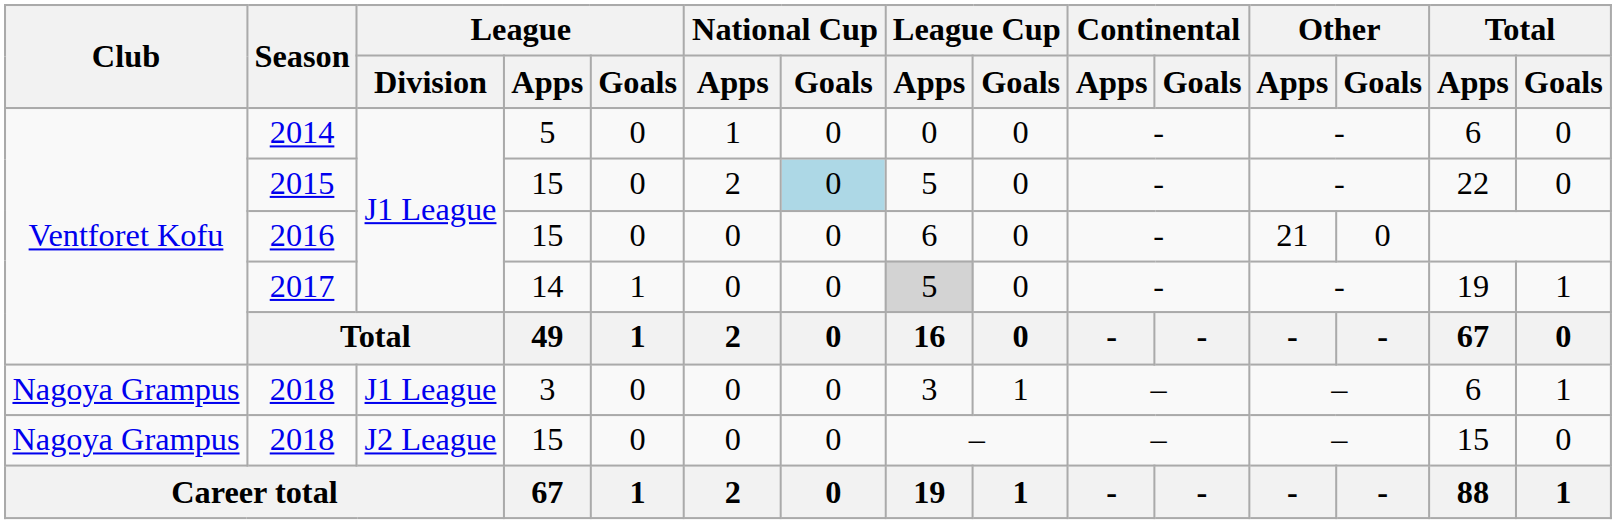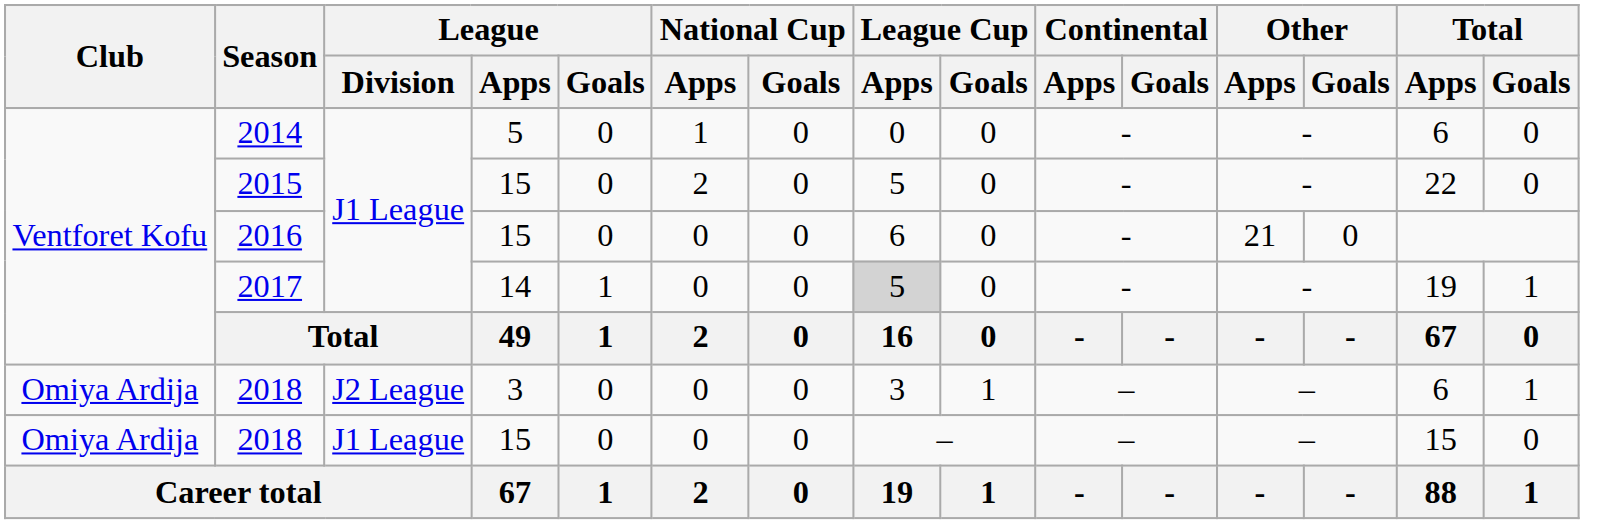(833, 183) lightblue background -> (801, 183) no background
(126, 388) Nagoya Grampus -> (110, 388) Omiya Ardija
(431, 388) J1 League -> (398, 388) J2 League
(126, 440) Nagoya Grampus -> (110, 440) Omiya Ardija
(431, 440) J2 League -> (398, 440) J1 League
